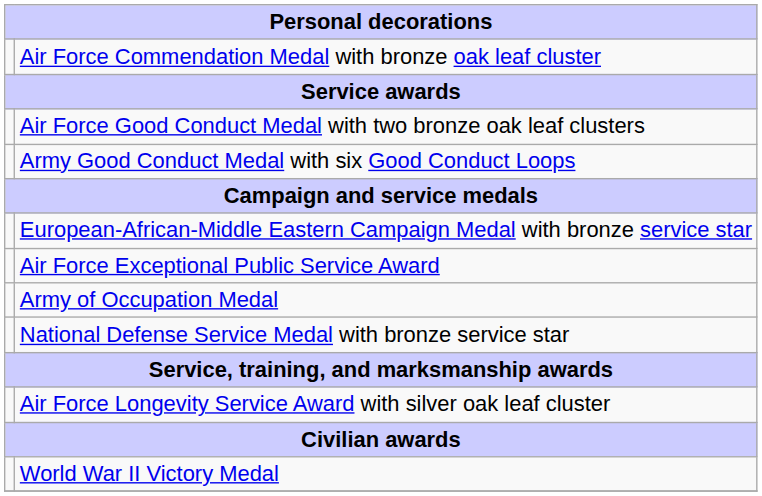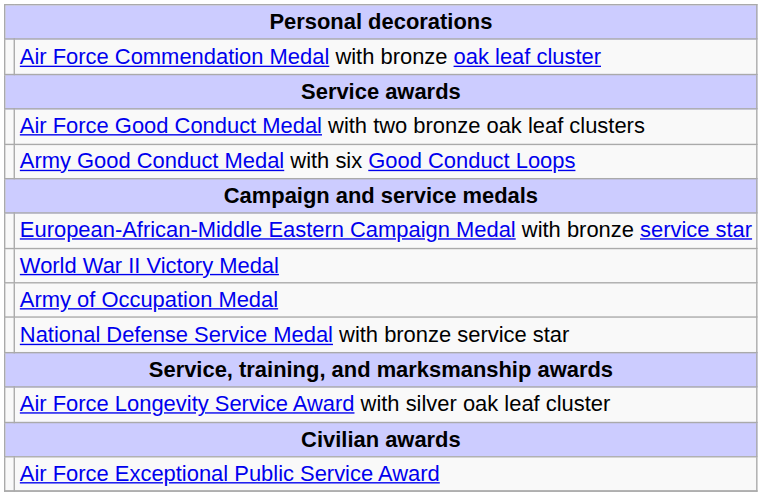rows swapped: (149, 473) <-> (230, 265)
